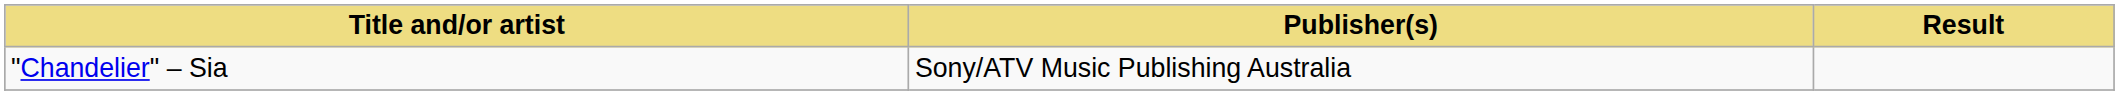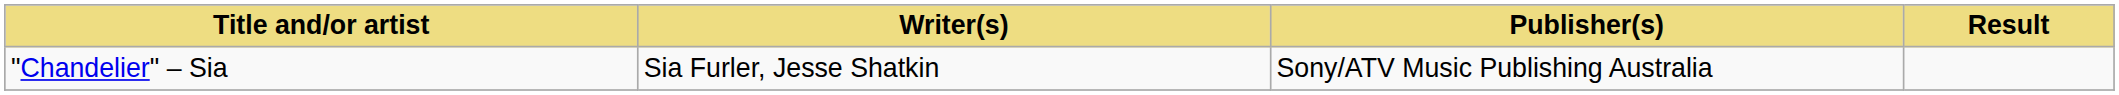+ column: (954, 25)
